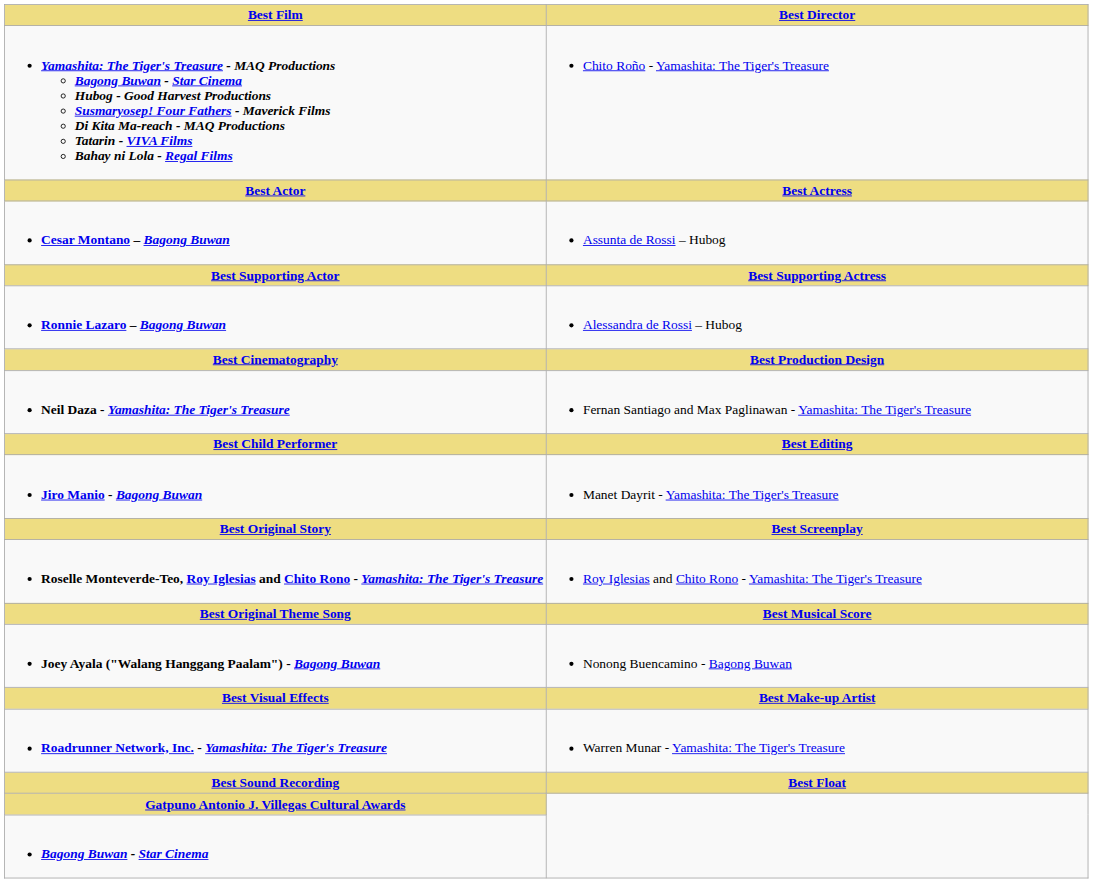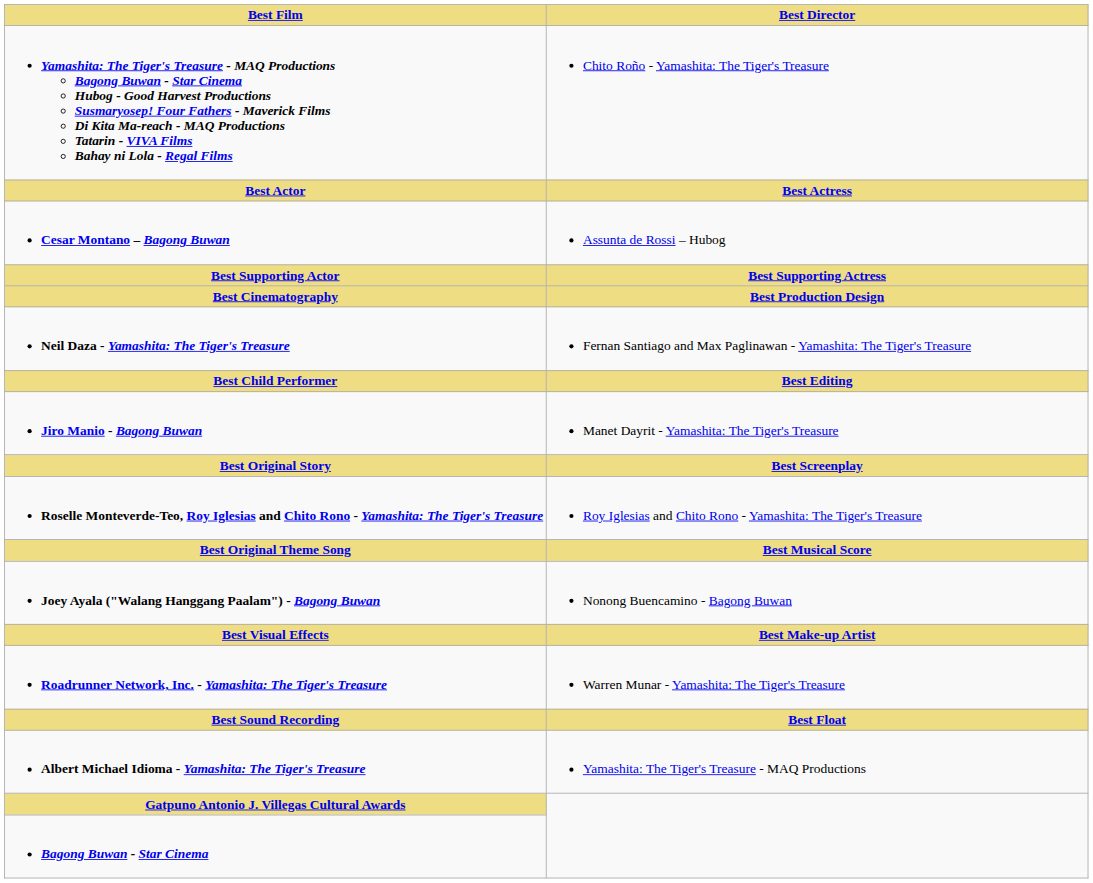- row: (275, 325)
+ row: (275, 769)
